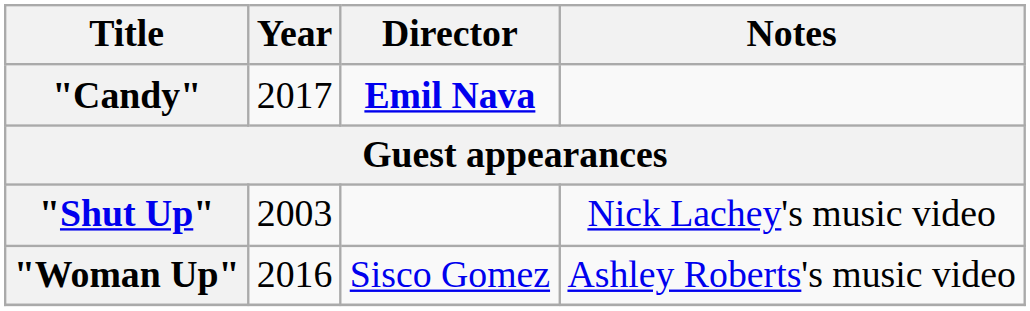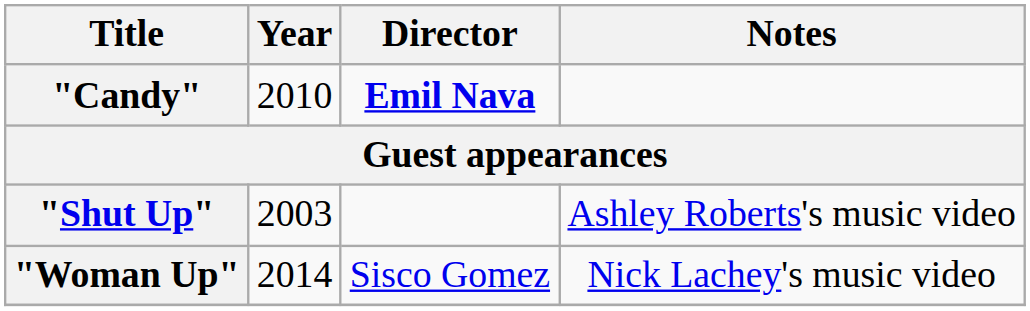(295, 94) 2017 -> (295, 94) 2010
(792, 214) Nick Lachey's music video -> (792, 214) Ashley Roberts's music video
(295, 273) 2016 -> (295, 273) 2014
(792, 273) Ashley Roberts's music video -> (792, 273) Nick Lachey's music video
